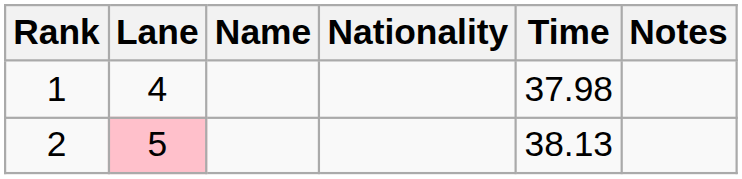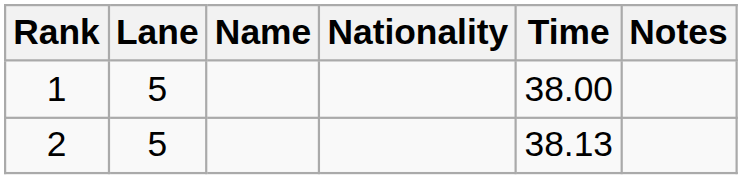(157, 88) 4 -> (157, 88) 5
(569, 88) 37.98 -> (569, 88) 38.00
(157, 144) pink background -> (157, 144) no background
